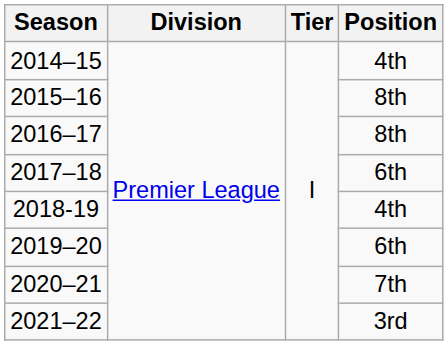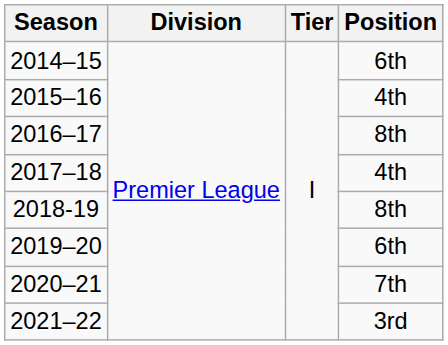(391, 60) 4th -> (391, 60) 6th
(391, 97) 8th -> (391, 97) 4th
(391, 172) 6th -> (391, 172) 4th
(391, 209) 4th -> (391, 209) 8th
